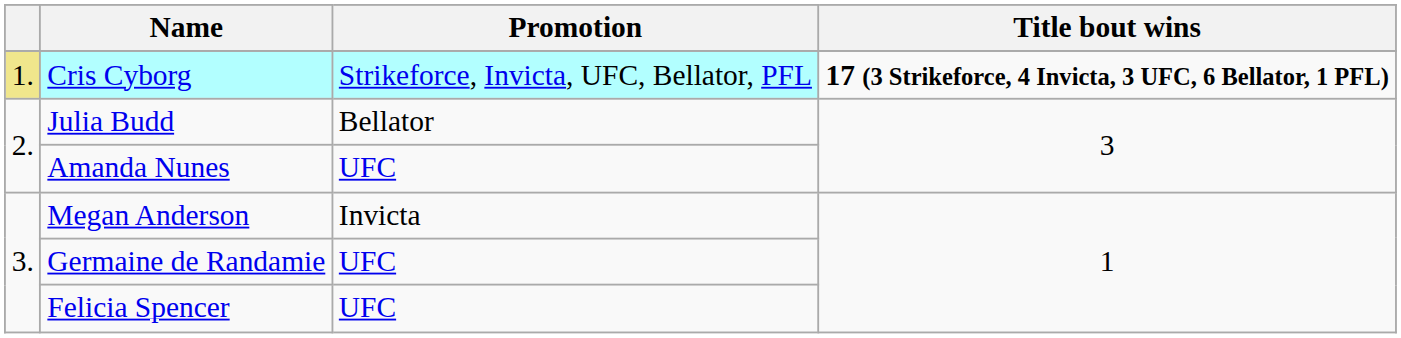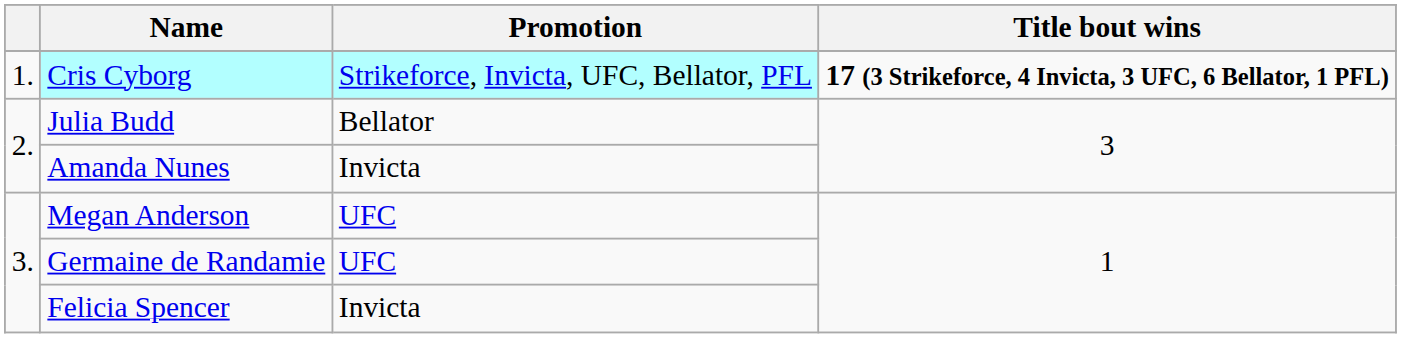(23, 74) khaki background -> (23, 74) no background
(367, 167) UFC -> (380, 167) Invicta
(380, 214) Invicta -> (367, 214) UFC
(367, 307) UFC -> (380, 307) Invicta
